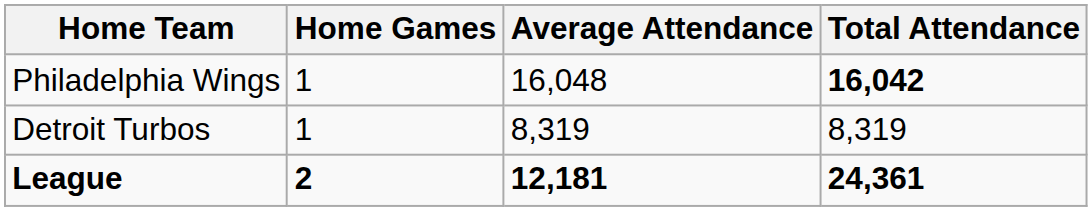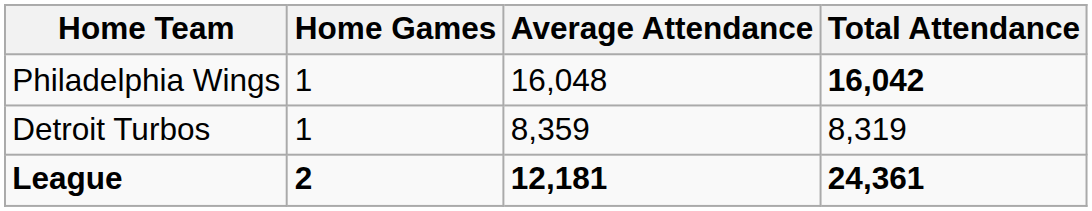(550, 129) 8,319 -> (550, 129) 8,359
